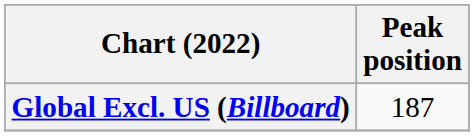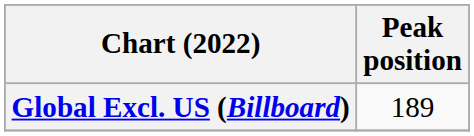(413, 106) 187 -> (413, 106) 189
